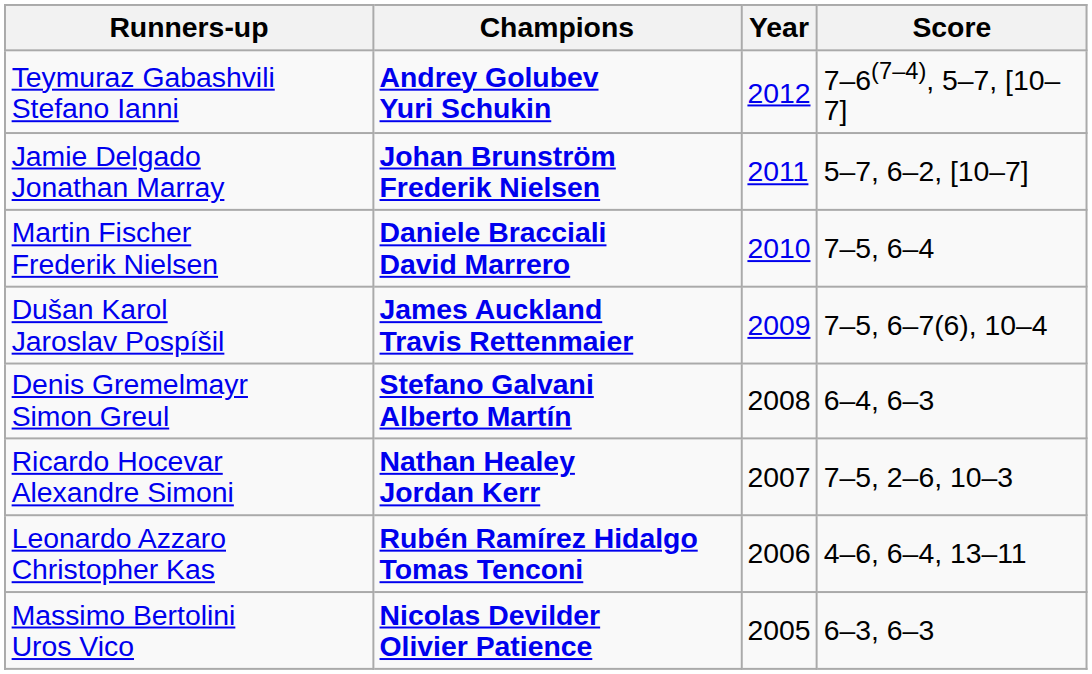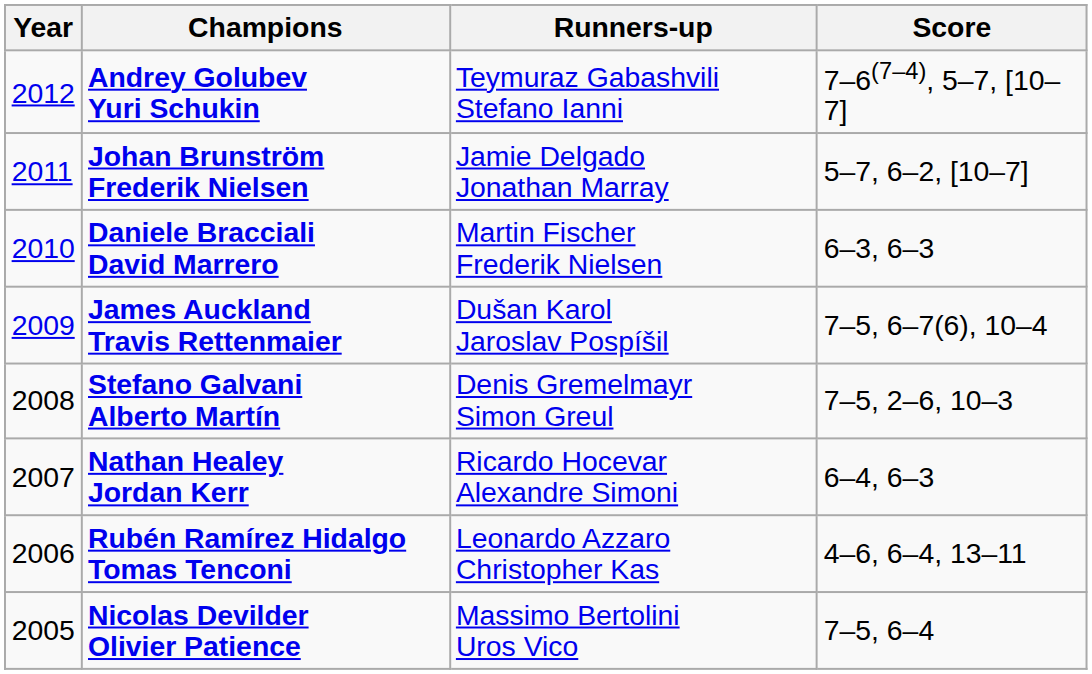columns swapped: (779, 28) <-> (189, 28)
(879, 249) 7–5, 6–4 -> (879, 249) 6–3, 6–3
(879, 401) 6–4, 6–3 -> (918, 401) 7–5, 2–6, 10–3
(918, 478) 7–5, 2–6, 10–3 -> (879, 478) 6–4, 6–3
(879, 630) 6–3, 6–3 -> (879, 630) 7–5, 6–4
